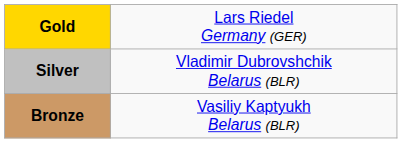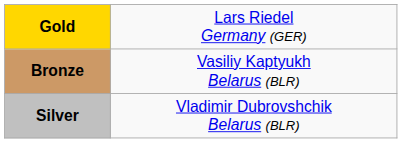rows swapped: (57, 70) <-> (57, 115)
